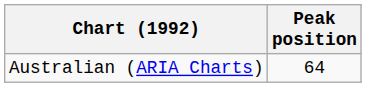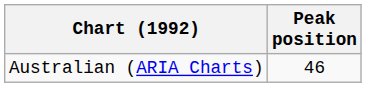(314, 68) 64 -> (314, 68) 46
